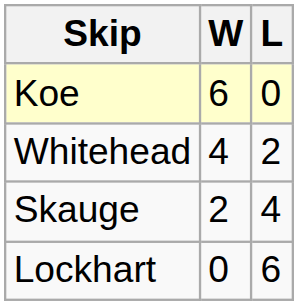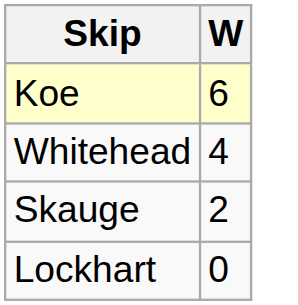- column: (272, 33)
